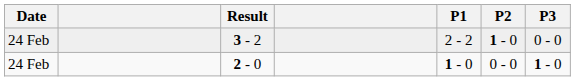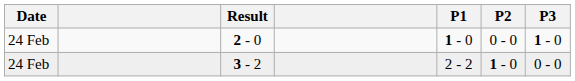rows swapped: (247, 40) <-> (247, 64)
